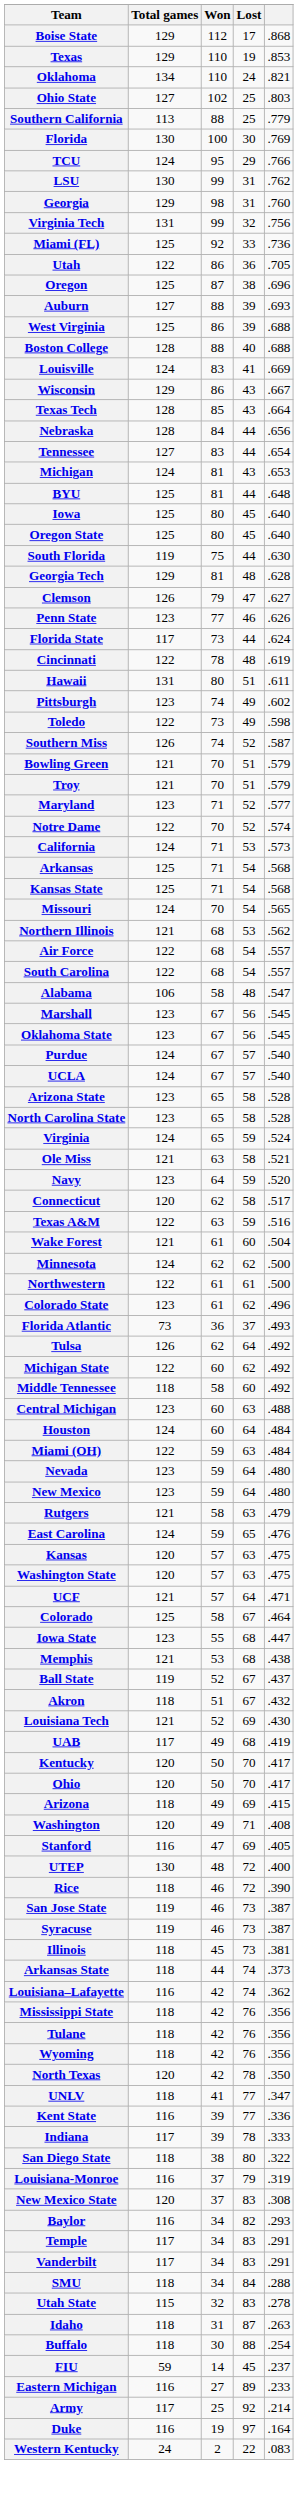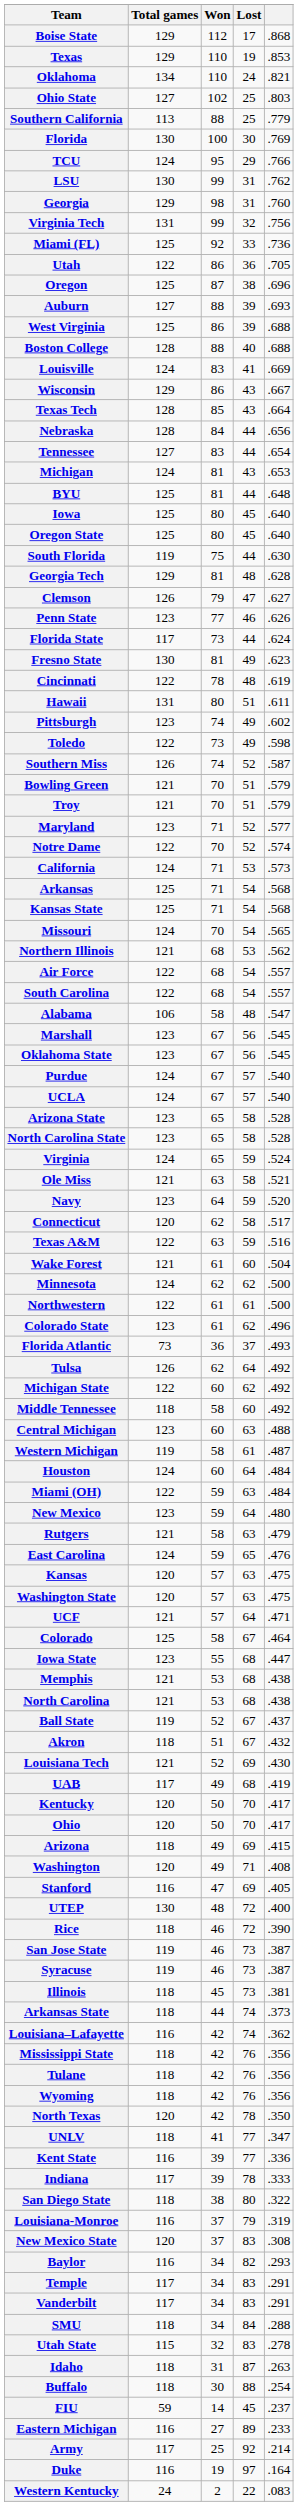+ row: (66, 659)
+ row: (66, 1450)
- row: (66, 1471)
+ row: (66, 1700)
